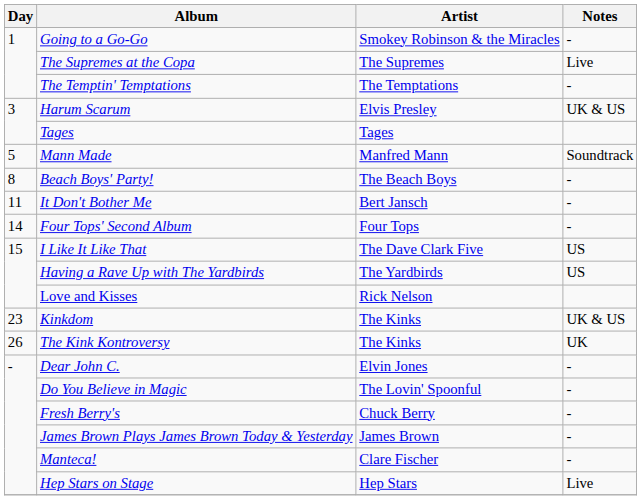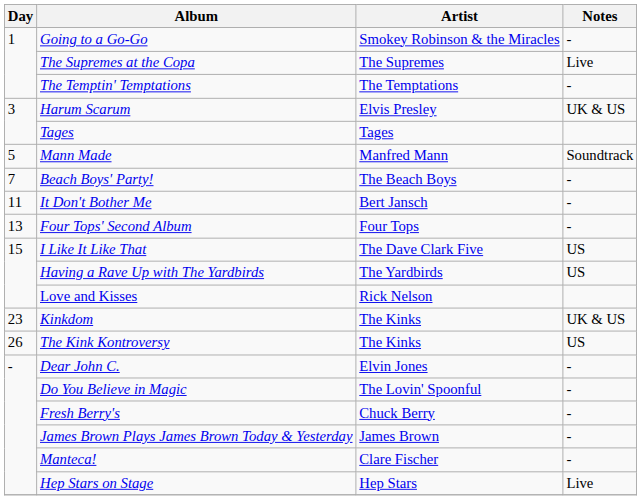(12, 179) 8 -> (12, 179) 7
(15, 226) 14 -> (15, 226) 13
(577, 343) UK -> (576, 343) US
